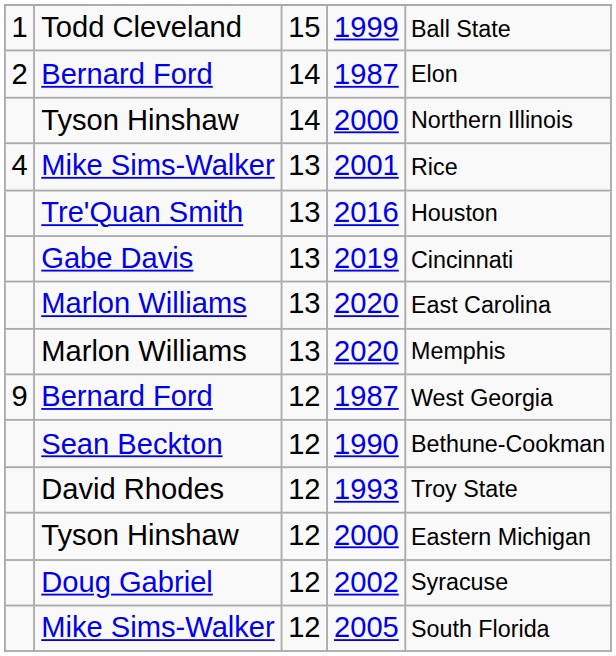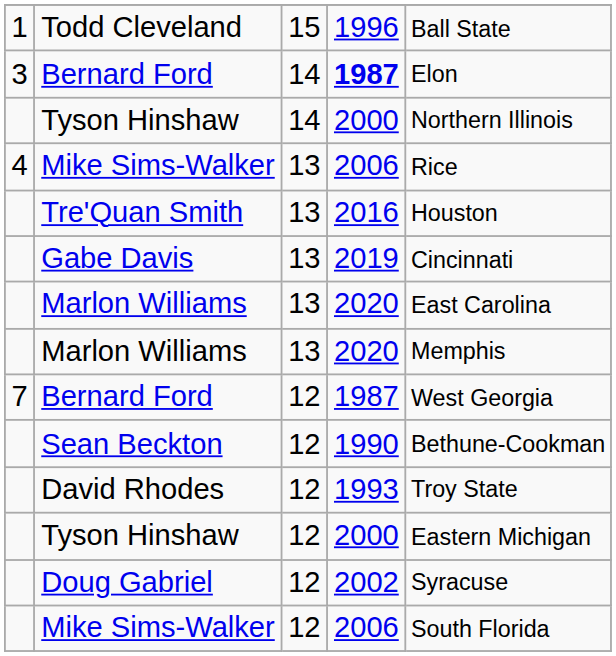(366, 27) 1999 -> (366, 27) 1996
(20, 73) 2 -> (20, 73) 3
(366, 73) normal -> (366, 73) bold
(366, 166) 2001 -> (366, 166) 2006
(20, 397) 9 -> (20, 397) 7
(366, 627) 2005 -> (366, 627) 2006
